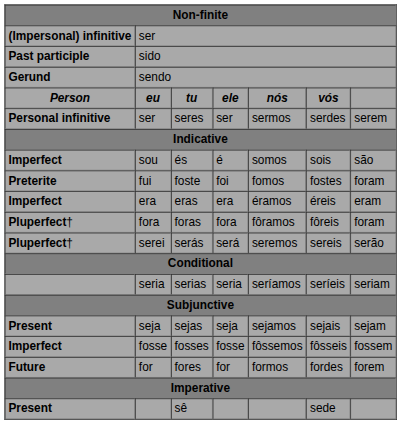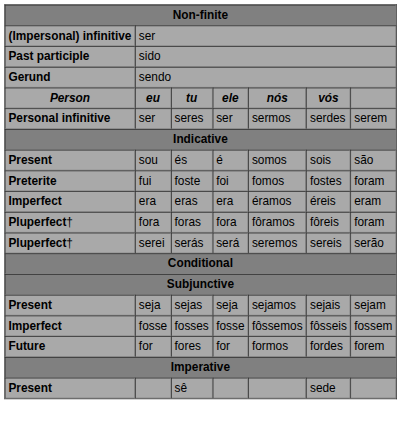(35, 160) Imperfect -> (30, 160) Present
- row: (190, 284)
